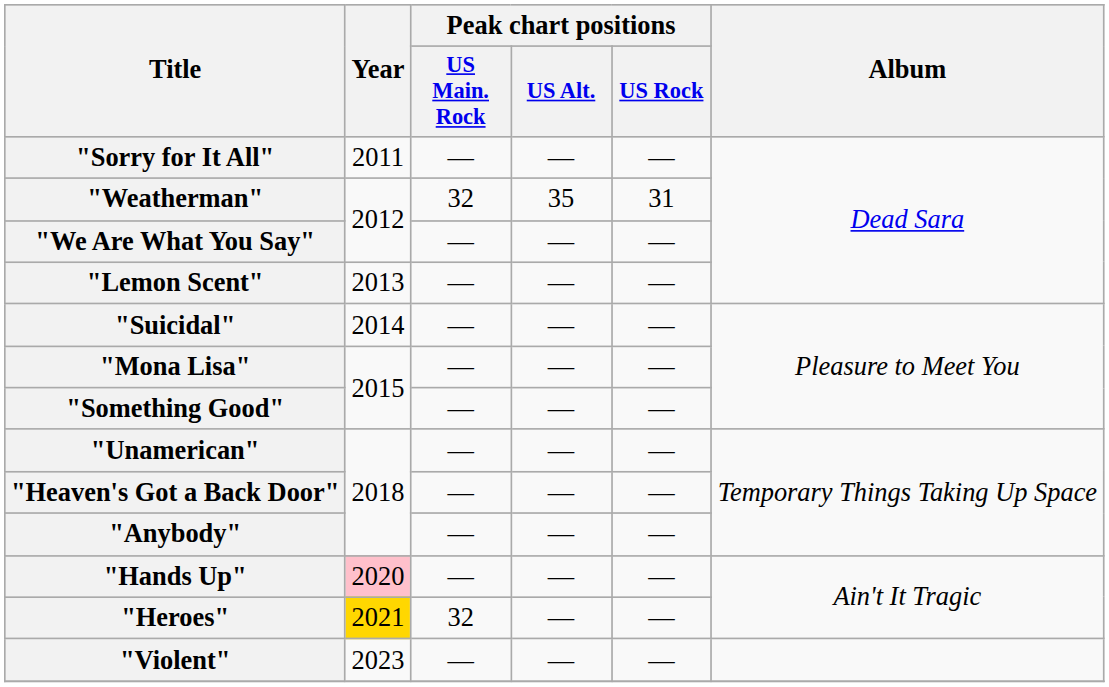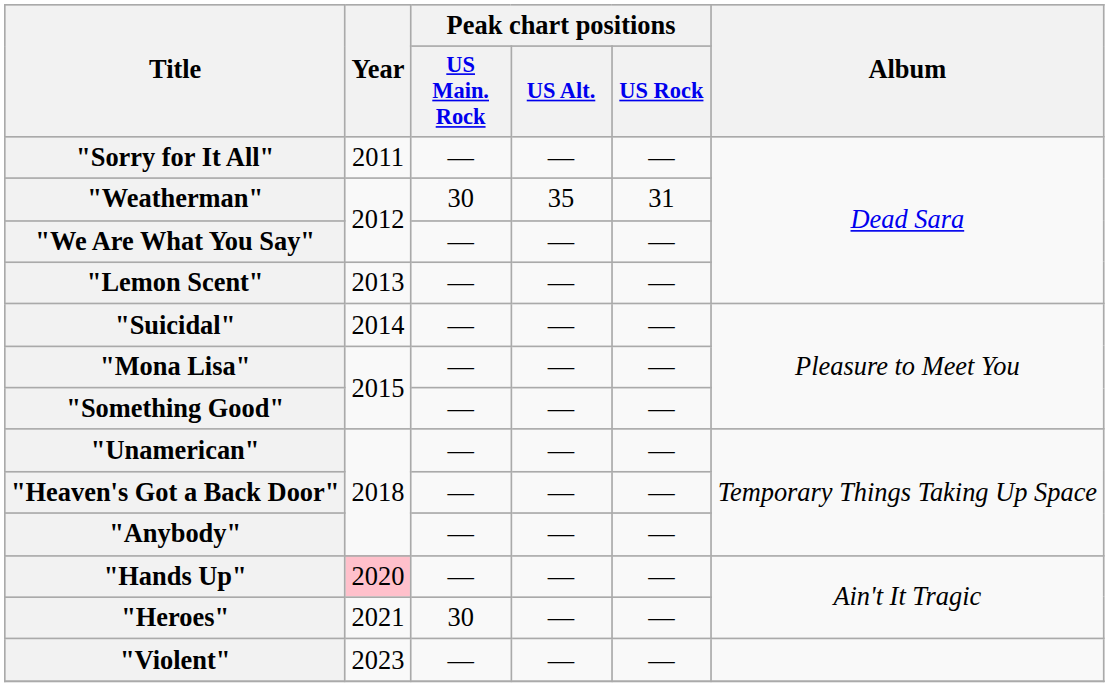(461, 198) 32 -> (461, 198) 30
(378, 617) gold background -> (378, 617) no background
(461, 617) 32 -> (461, 617) 30
